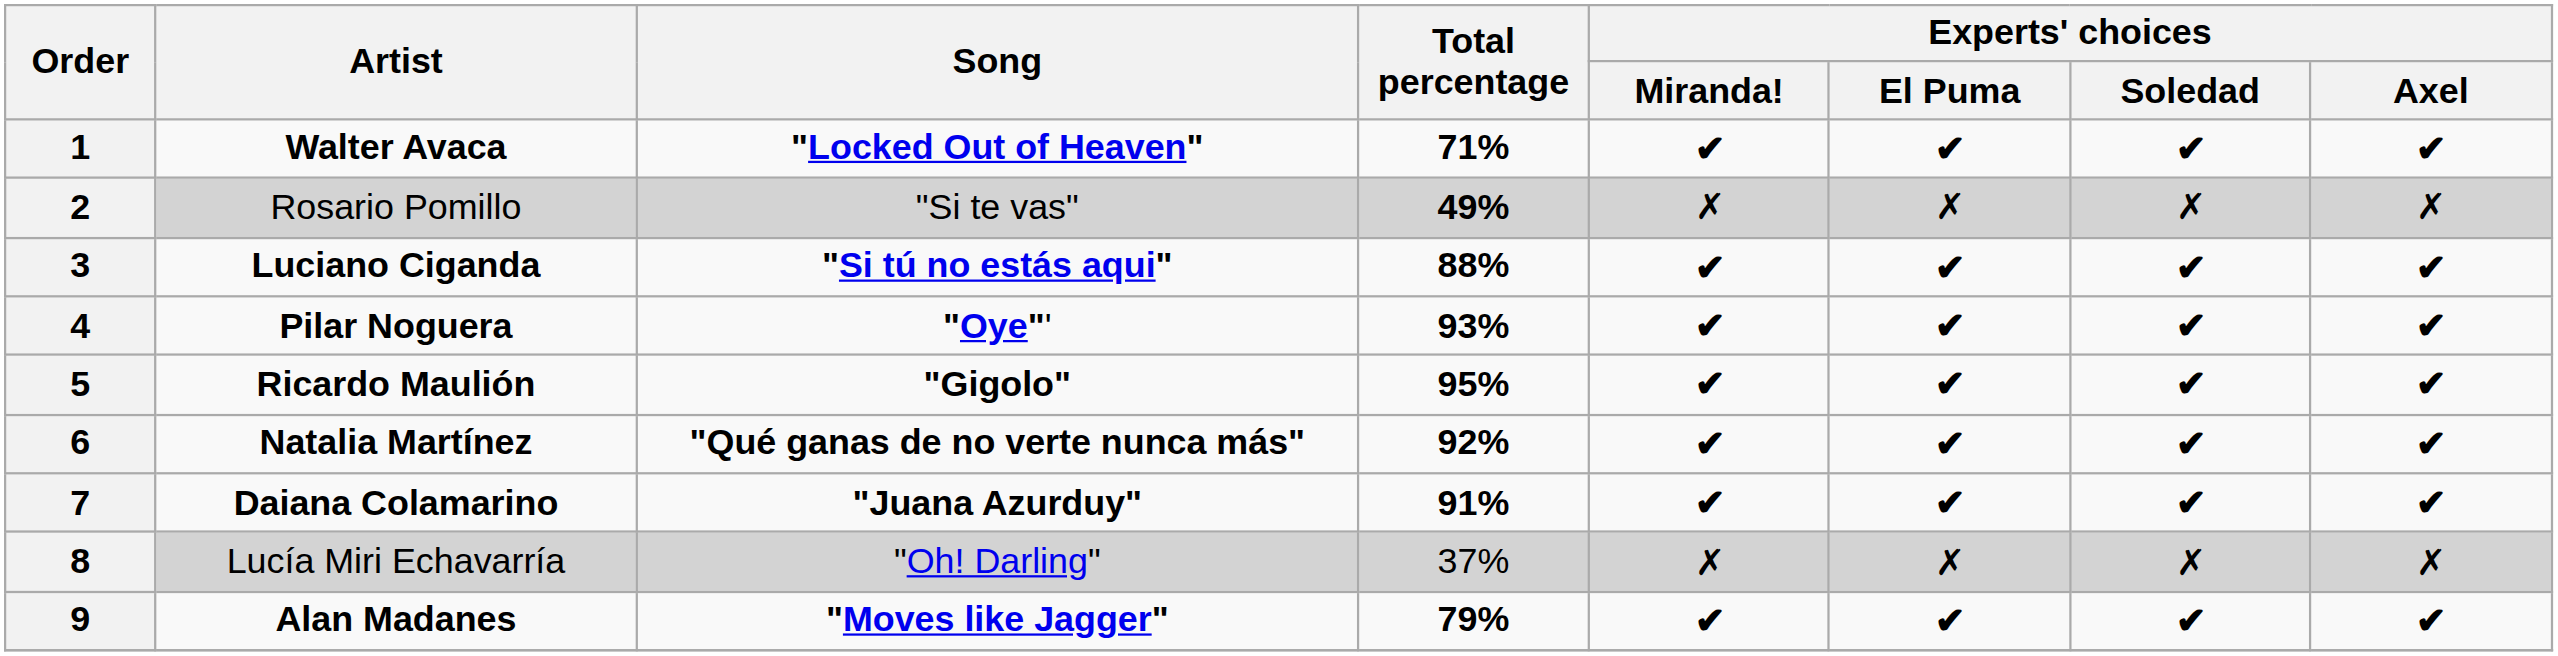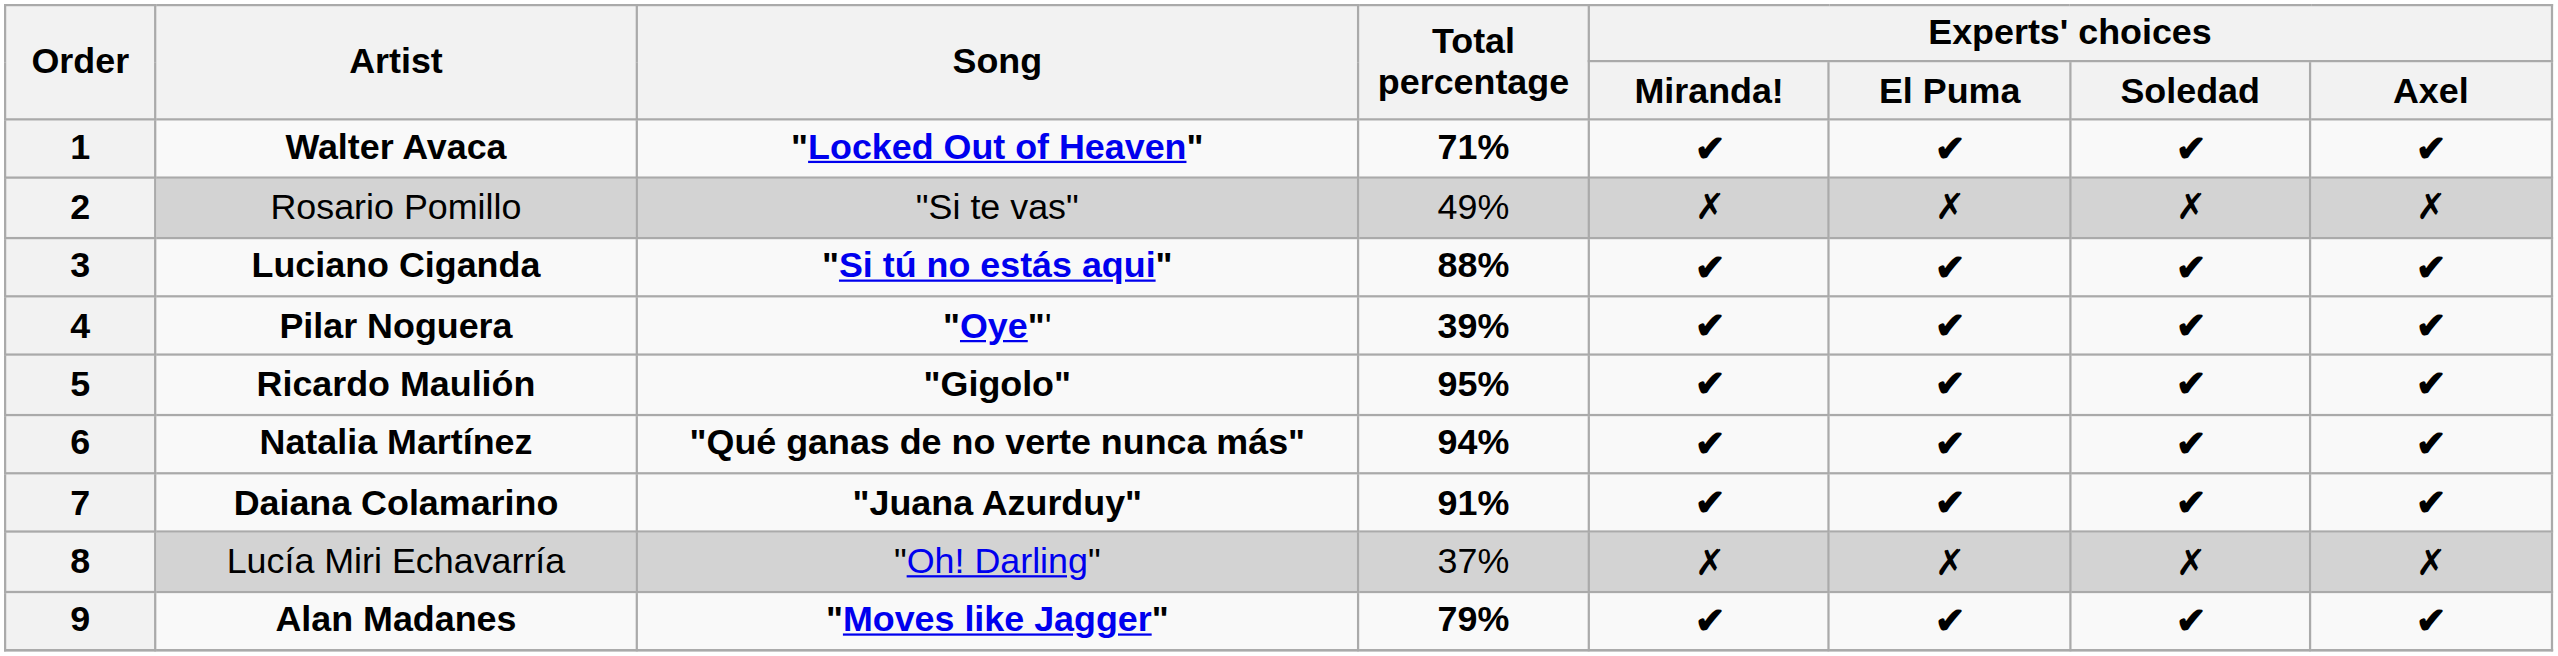(1473, 206) bold -> (1473, 206) normal
(1473, 324) 93% -> (1473, 324) 39%
(1473, 443) 92% -> (1473, 443) 94%
